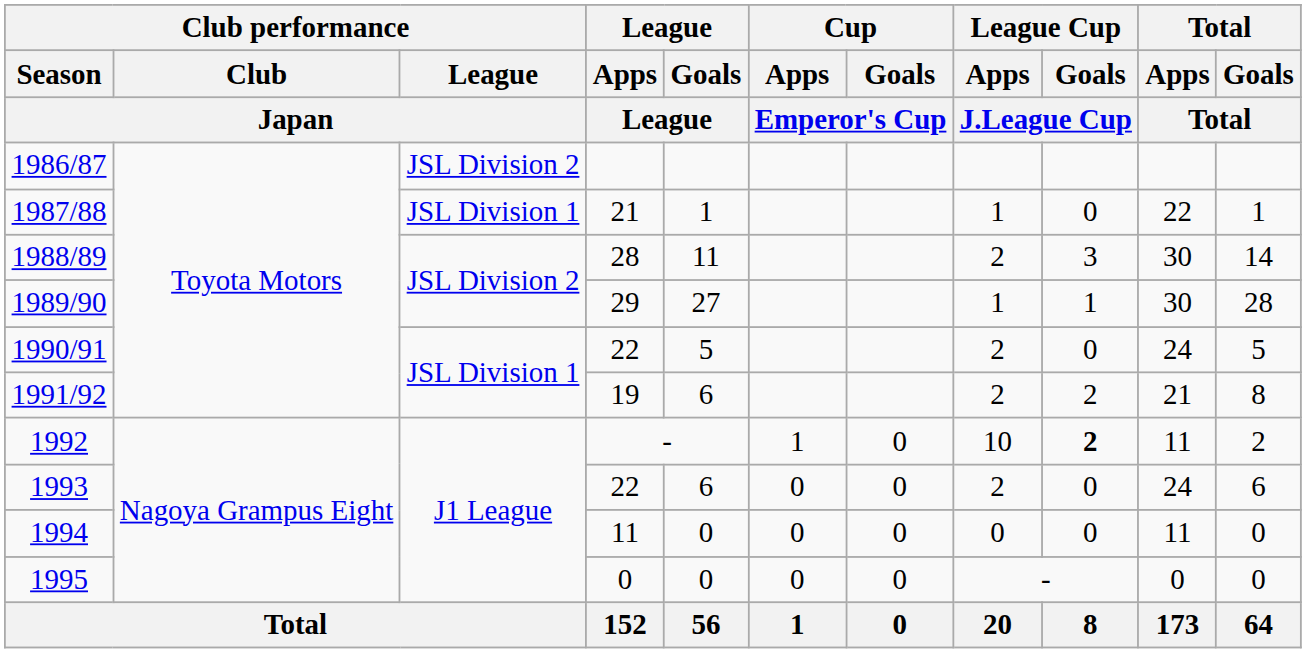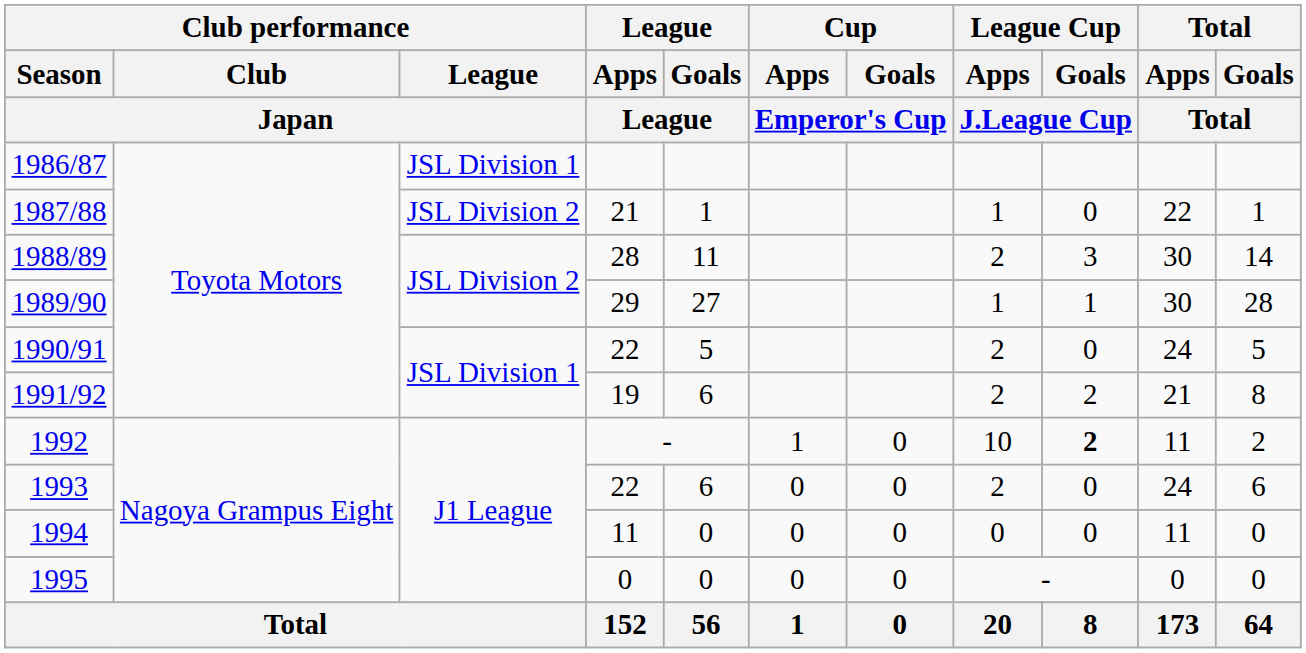(493, 165) JSL Division 2 -> (493, 165) JSL Division 1
(493, 211) JSL Division 1 -> (493, 211) JSL Division 2
